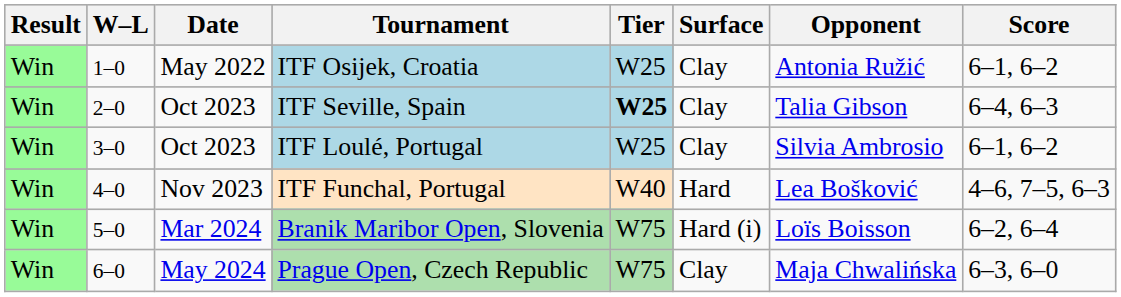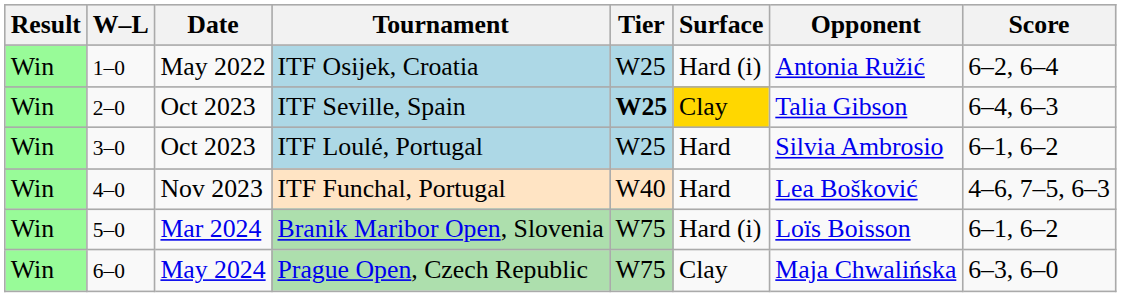(703, 65) Clay -> (720, 65) Hard (i)
(1013, 65) 6–1, 6–2 -> (1013, 65) 6–2, 6–4
(703, 106) no background -> (703, 106) gold background
(703, 147) Clay -> (705, 147) Hard
(1013, 229) 6–2, 6–4 -> (1013, 229) 6–1, 6–2
